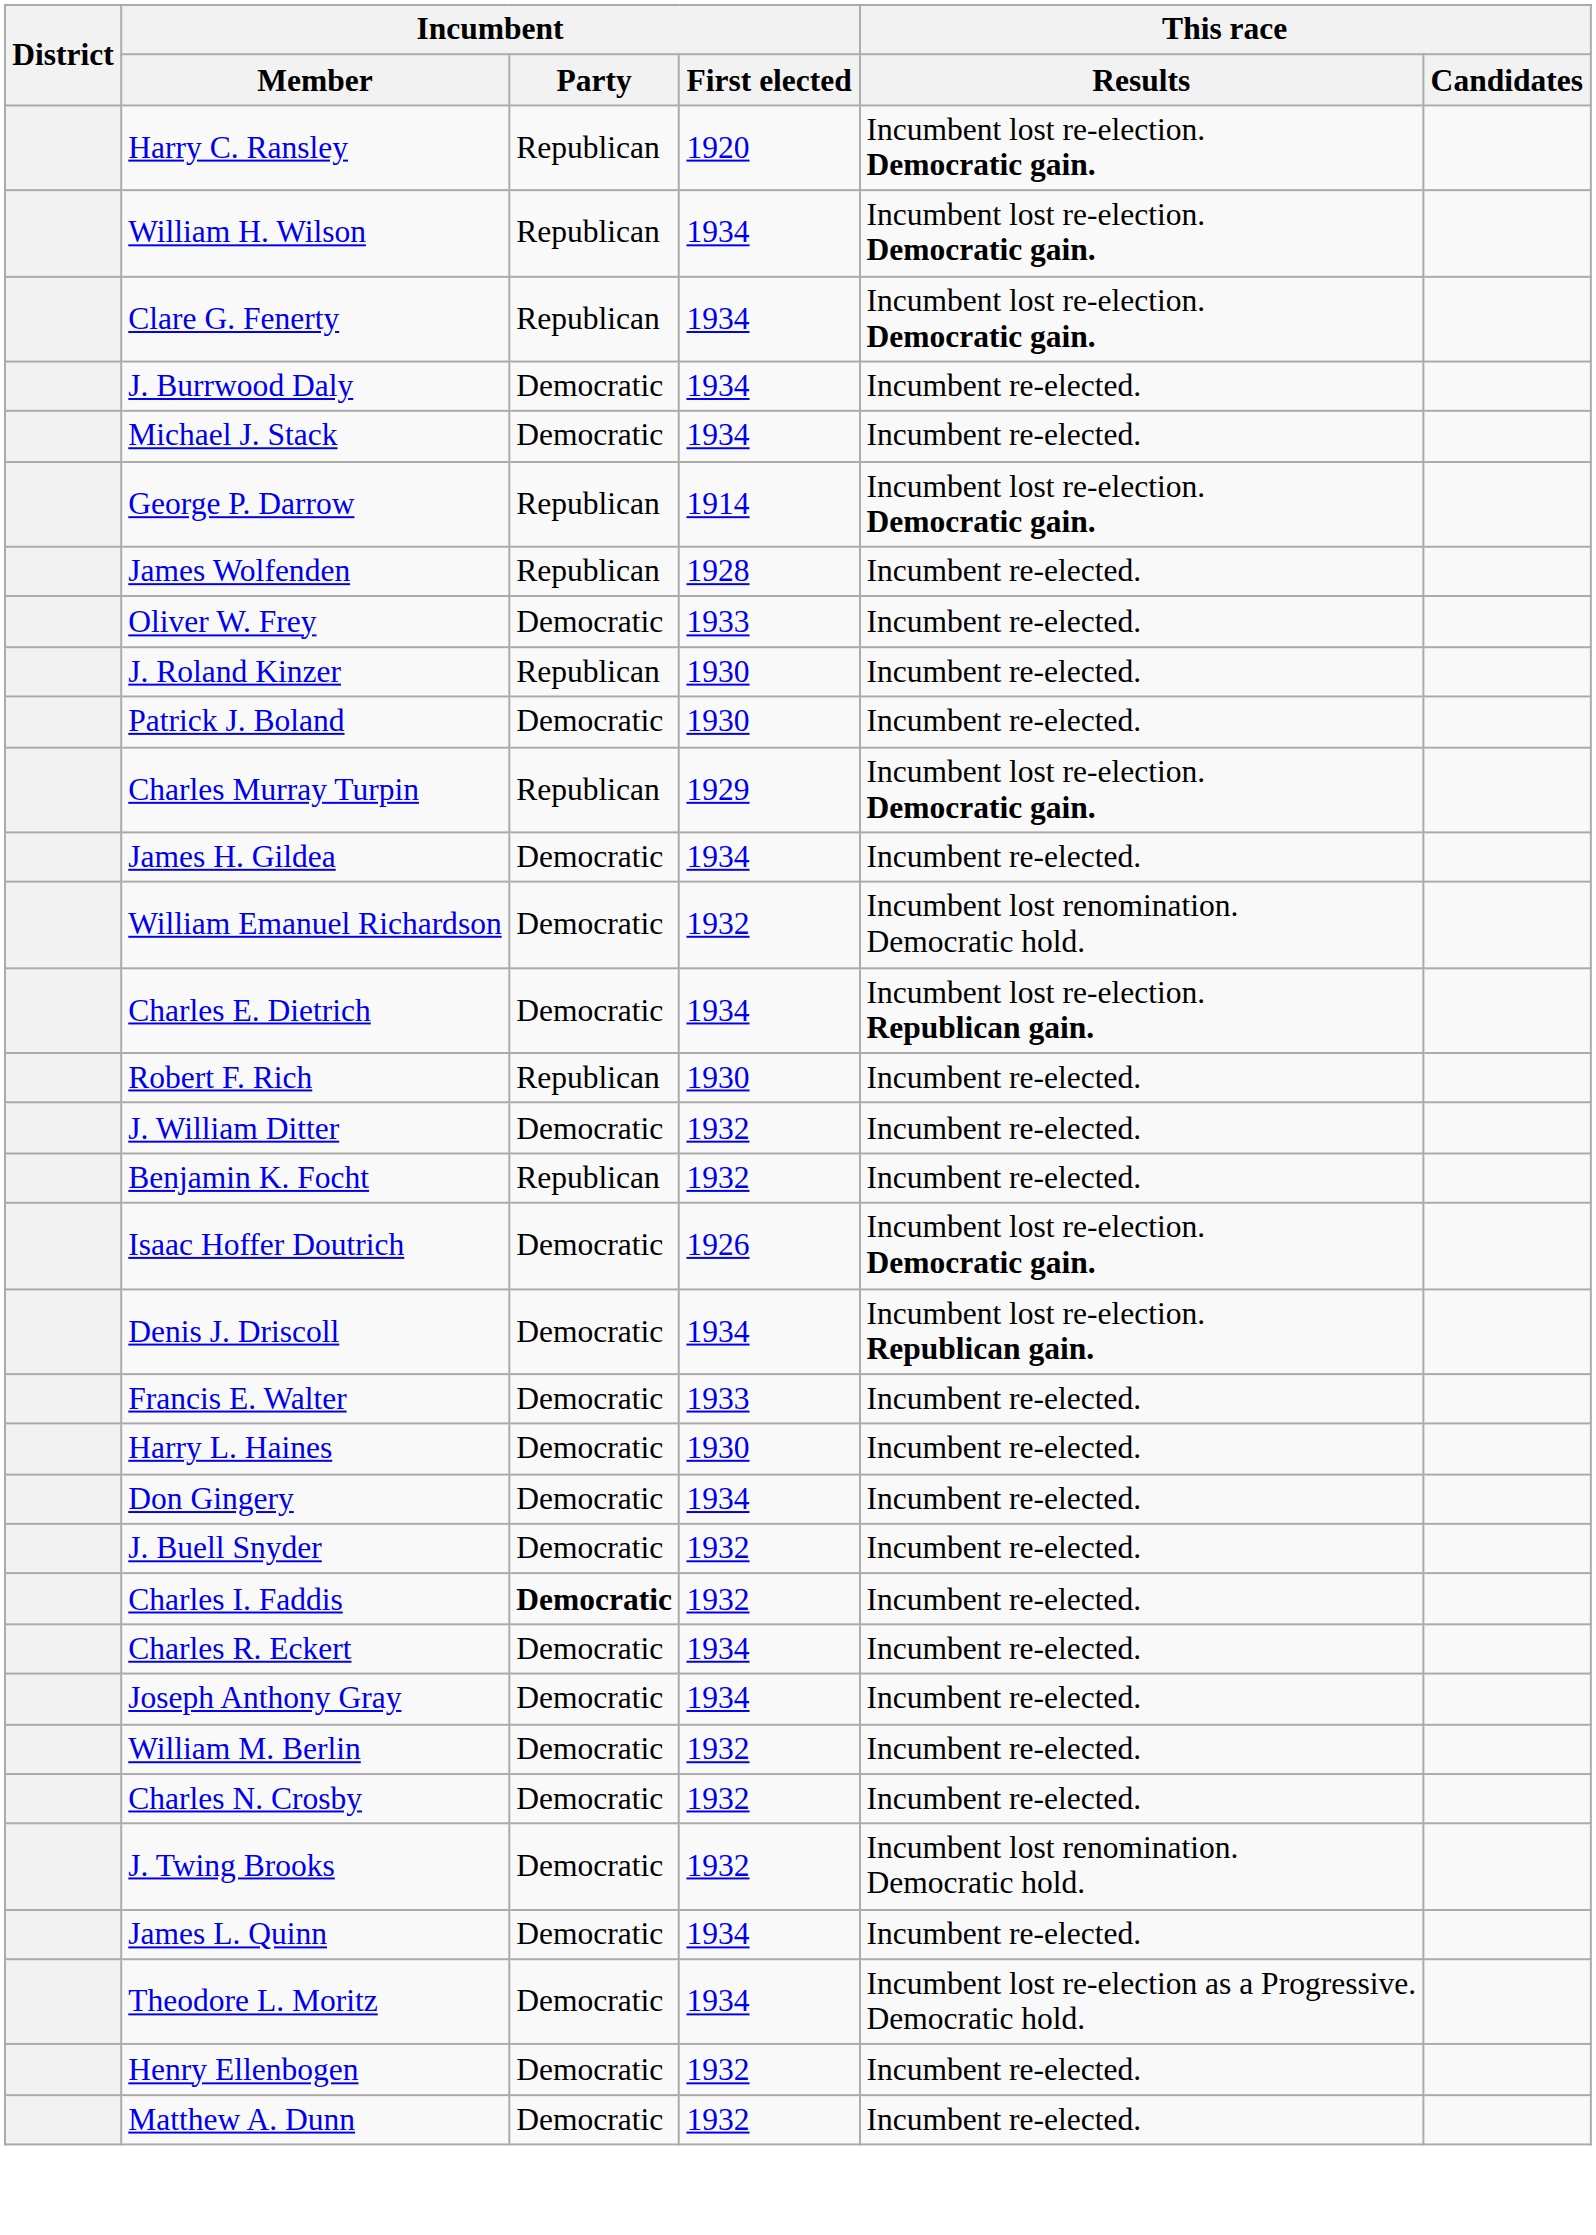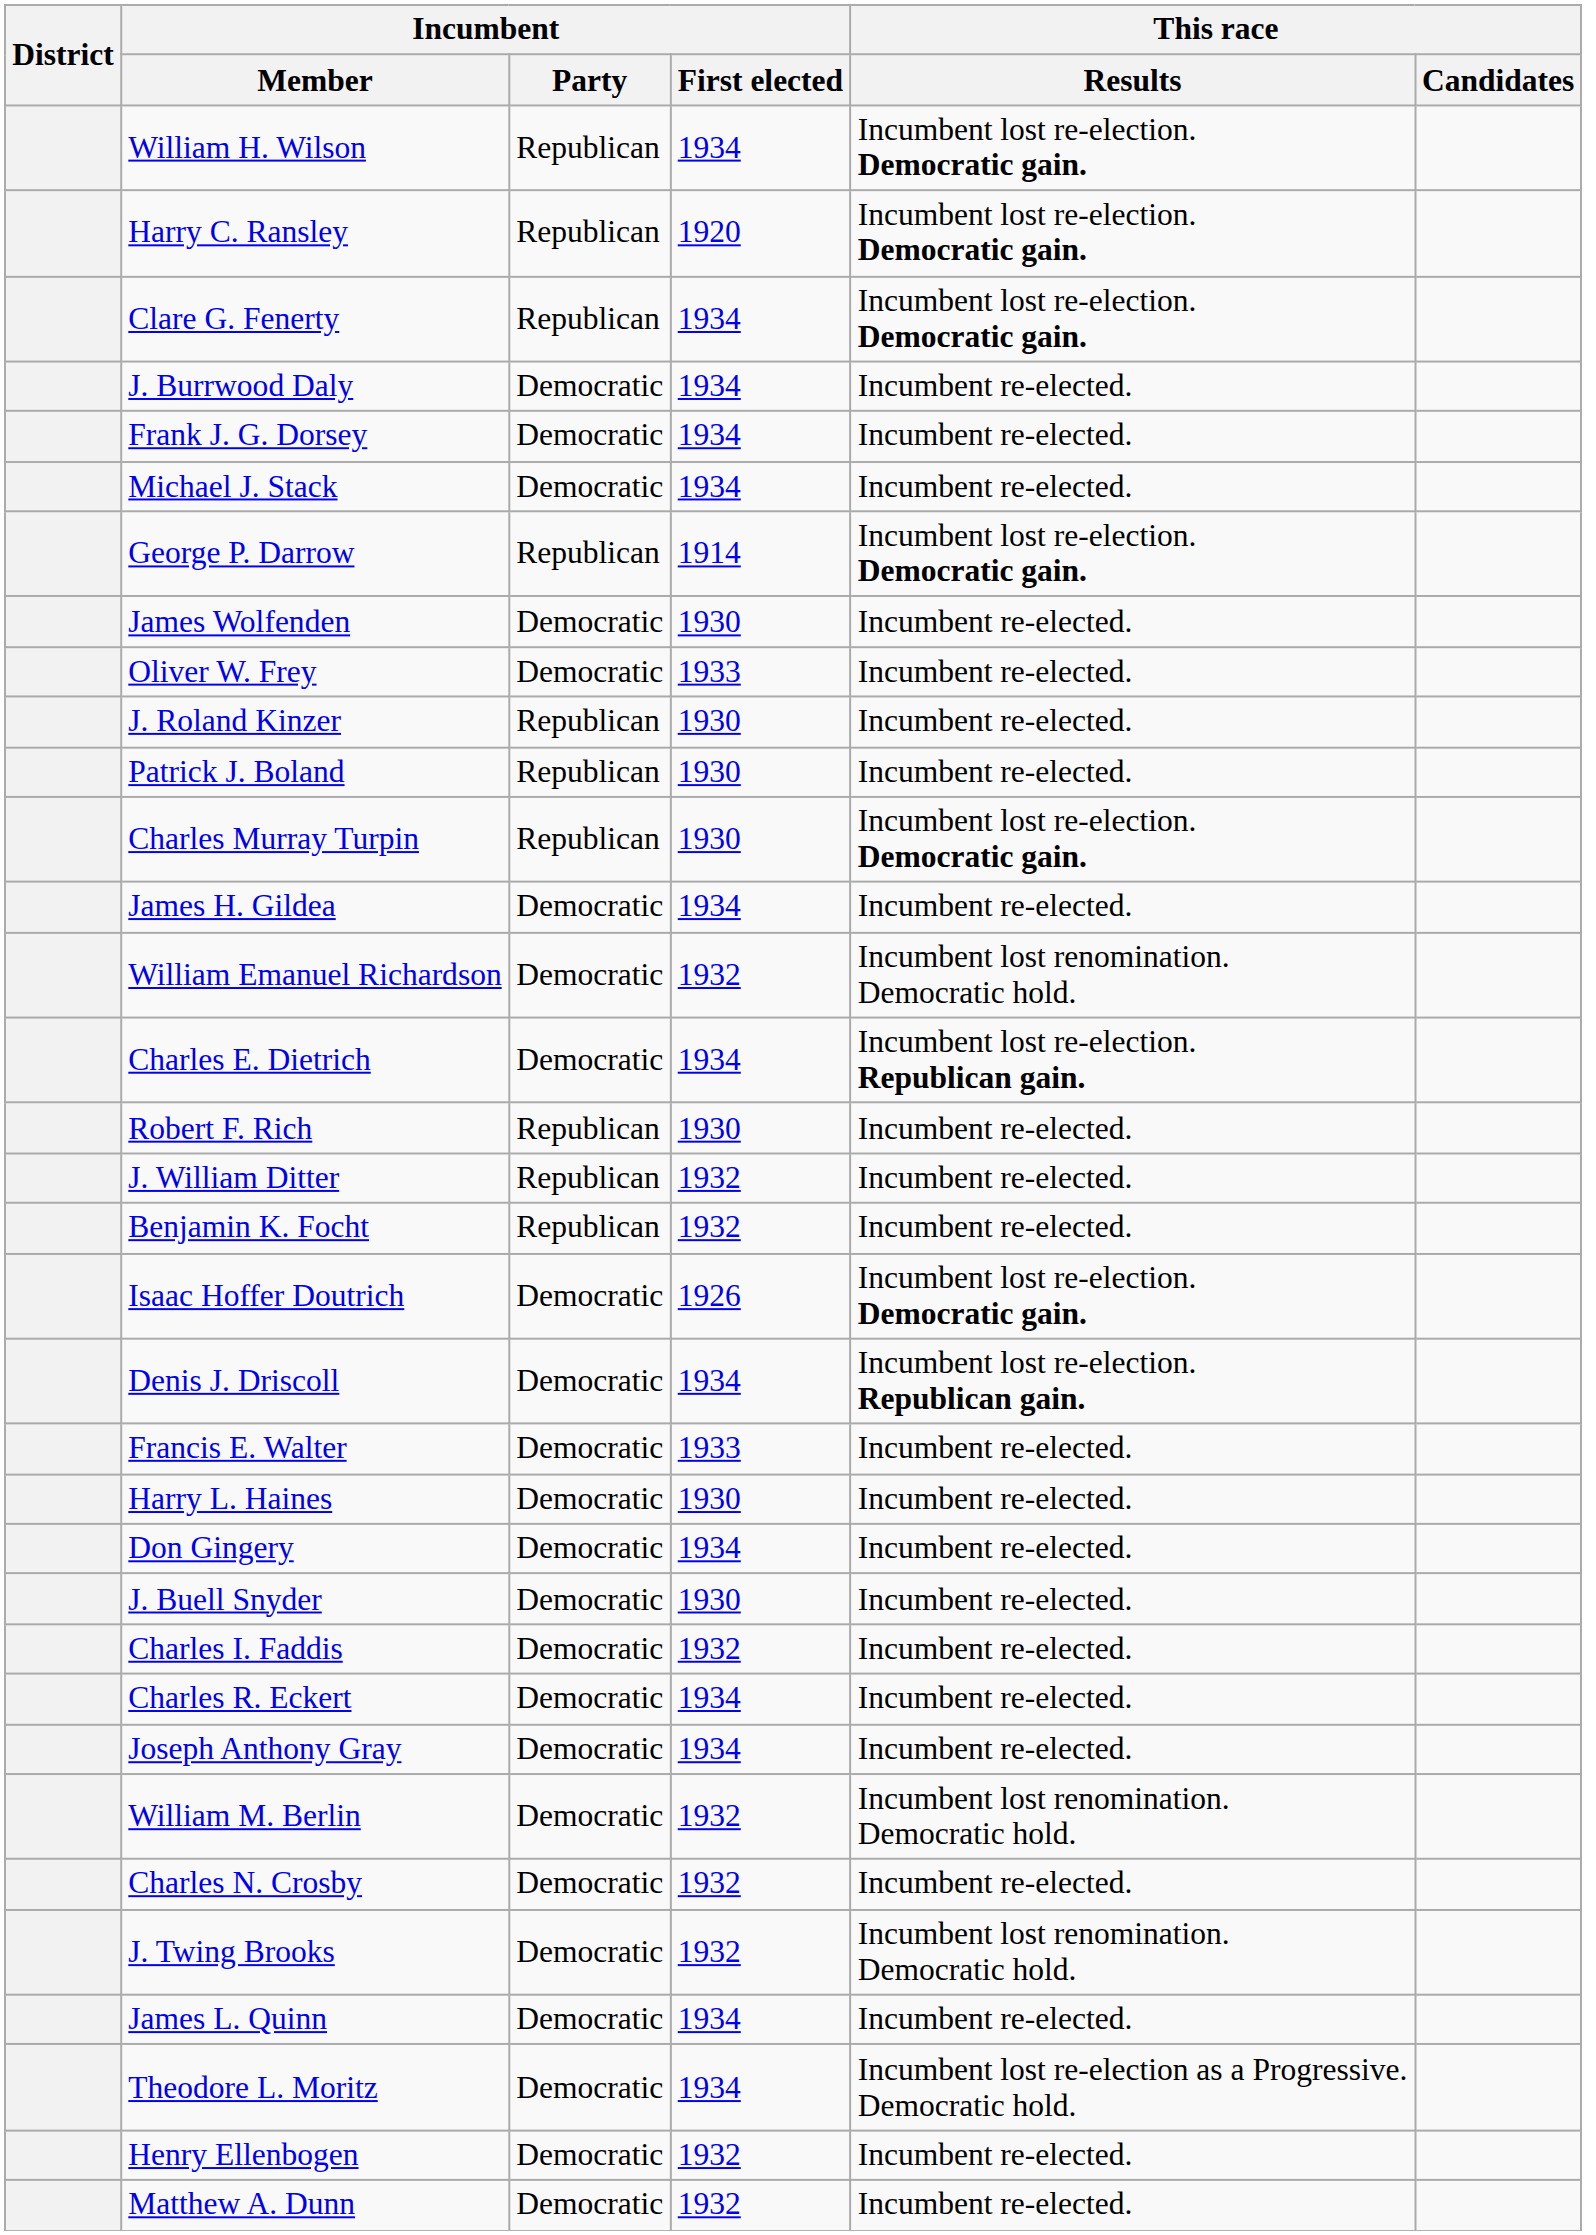rows swapped: (238, 147) <-> (247, 232)
+ row: (248, 435)
(588, 571) Republican -> (590, 621) Democratic
(718, 571) 1928 -> (709, 621) 1930
(590, 721) Democratic -> (588, 771) Republican
(718, 788) 1929 -> (709, 838) 1930
(590, 1127) Democratic -> (588, 1177) Republican
(718, 1548) 1932 -> (709, 1598) 1930
(594, 1598) bold -> (590, 1648) normal
(1004, 1748) Incumbent re-elected. -> (1044, 1816) Incumbent lost renomination. Democratic hold.
